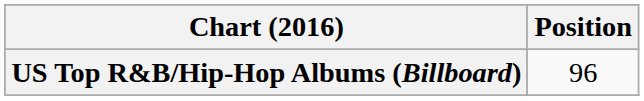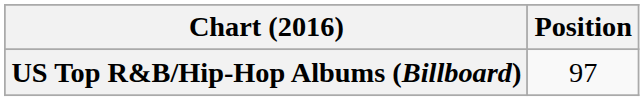(583, 71) 96 -> (583, 71) 97
